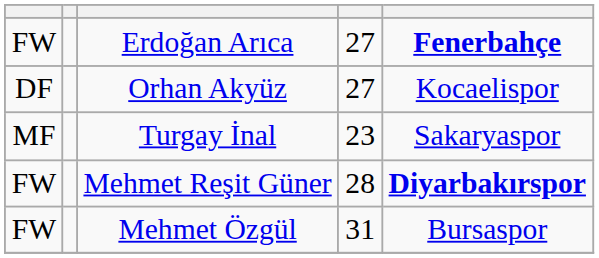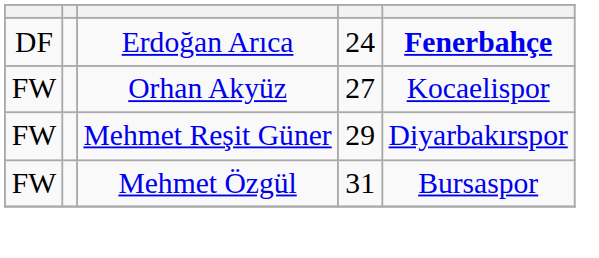(34, 41) FW -> (34, 41) DF
(360, 41) 27 -> (360, 41) 24
(34, 88) DF -> (34, 88) FW
- row: (208, 135)
(360, 182) 28 -> (360, 135) 29
(487, 182) bold -> (478, 135) normal
